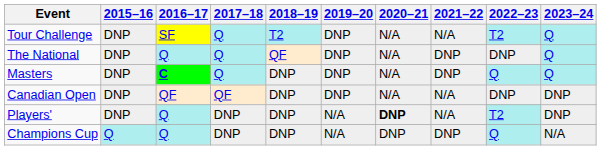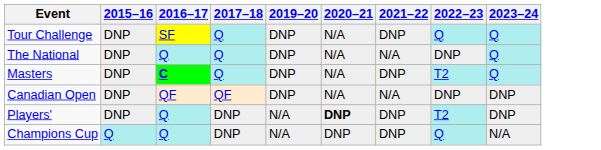- column: (294, 14)
(445, 34) N/A -> (392, 34) DNP
(496, 34) T2 -> (439, 34) Q
(447, 54) DNP -> (390, 54) N/A
(494, 74) Q -> (441, 74) T2
(445, 114) N/A -> (392, 114) DNP
